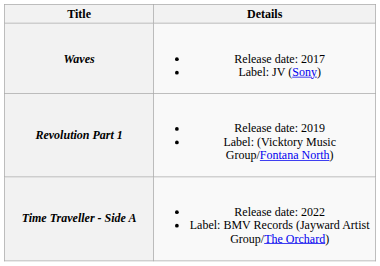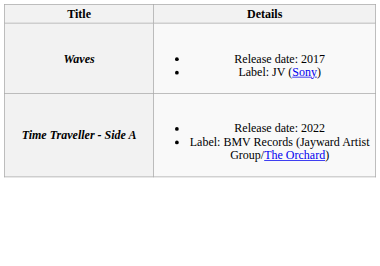- row: (79, 135)
